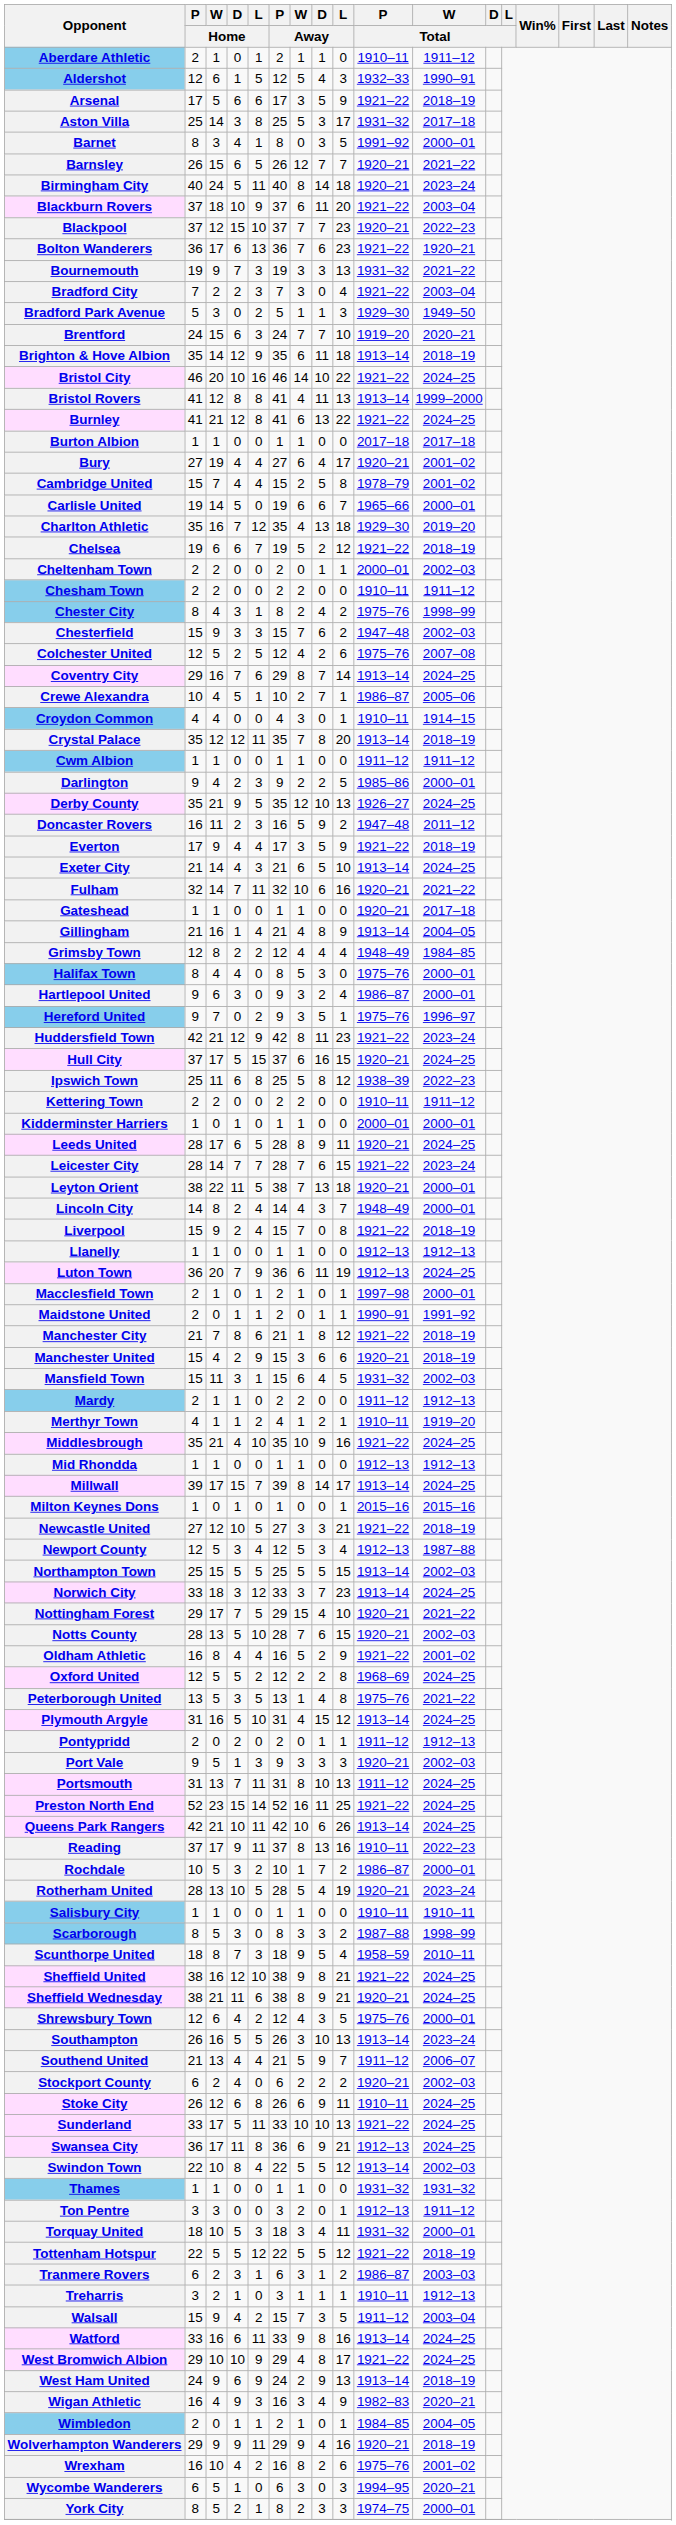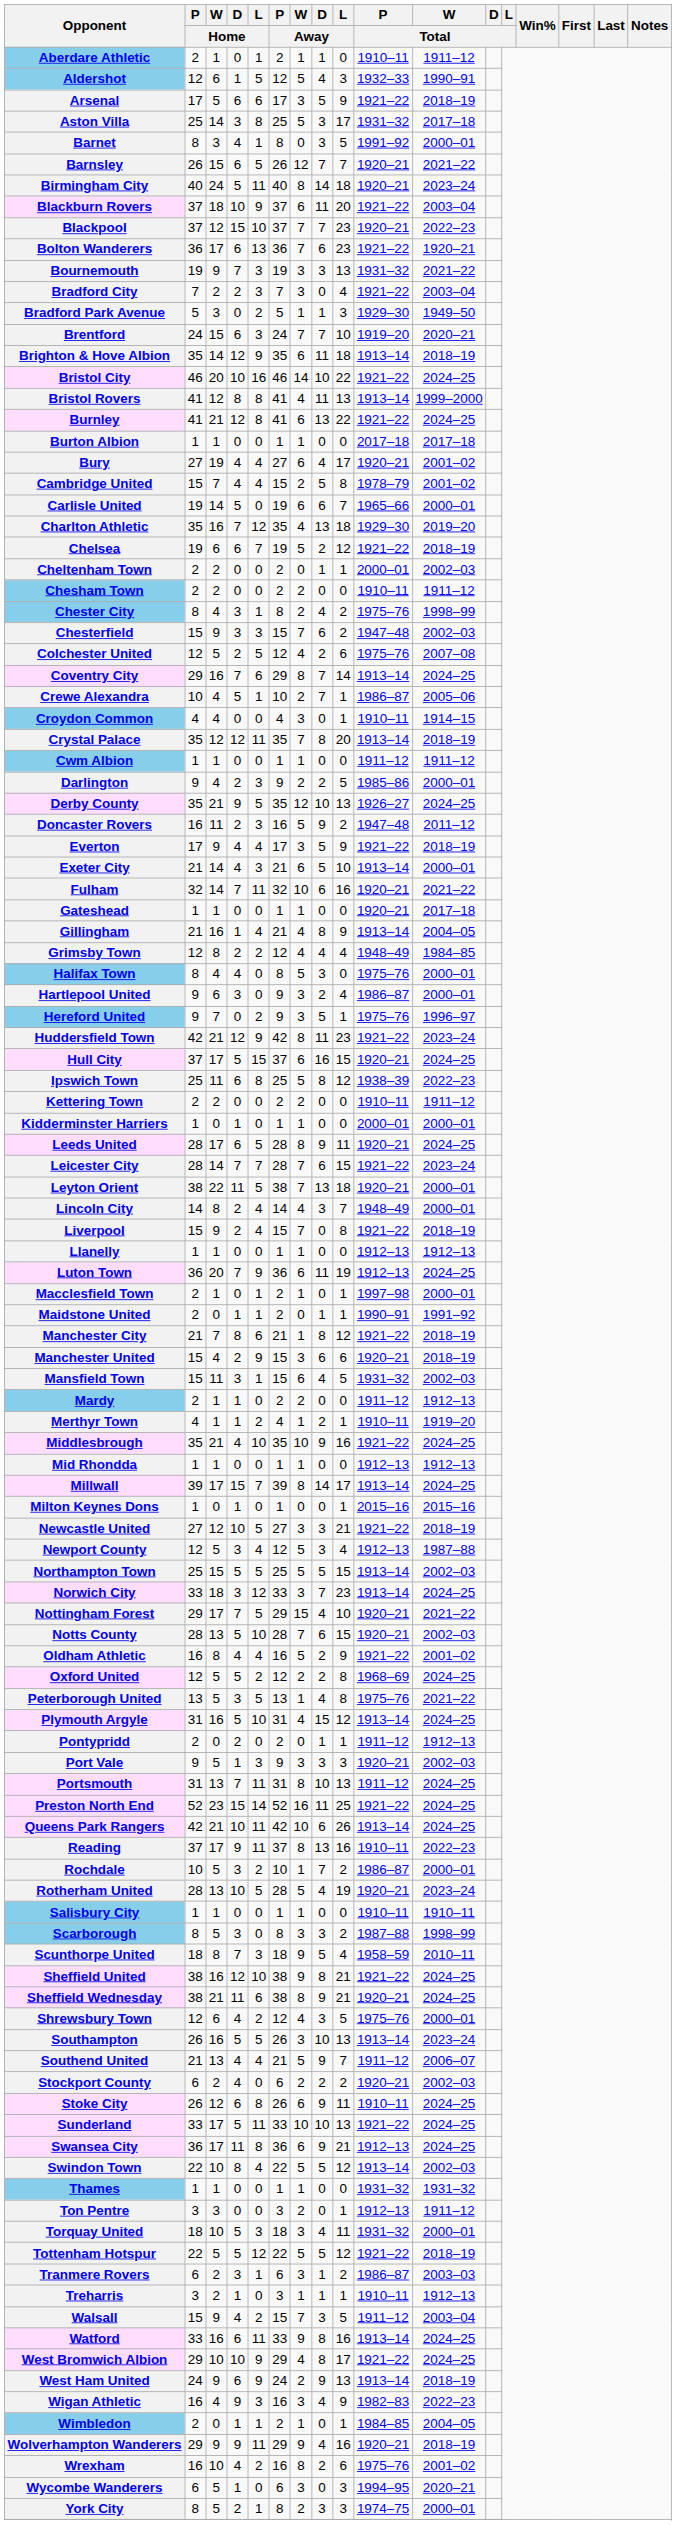(449, 867) 2024–25 -> (449, 867) 2000–01
(449, 2402) 2020–21 -> (449, 2402) 2022–23
